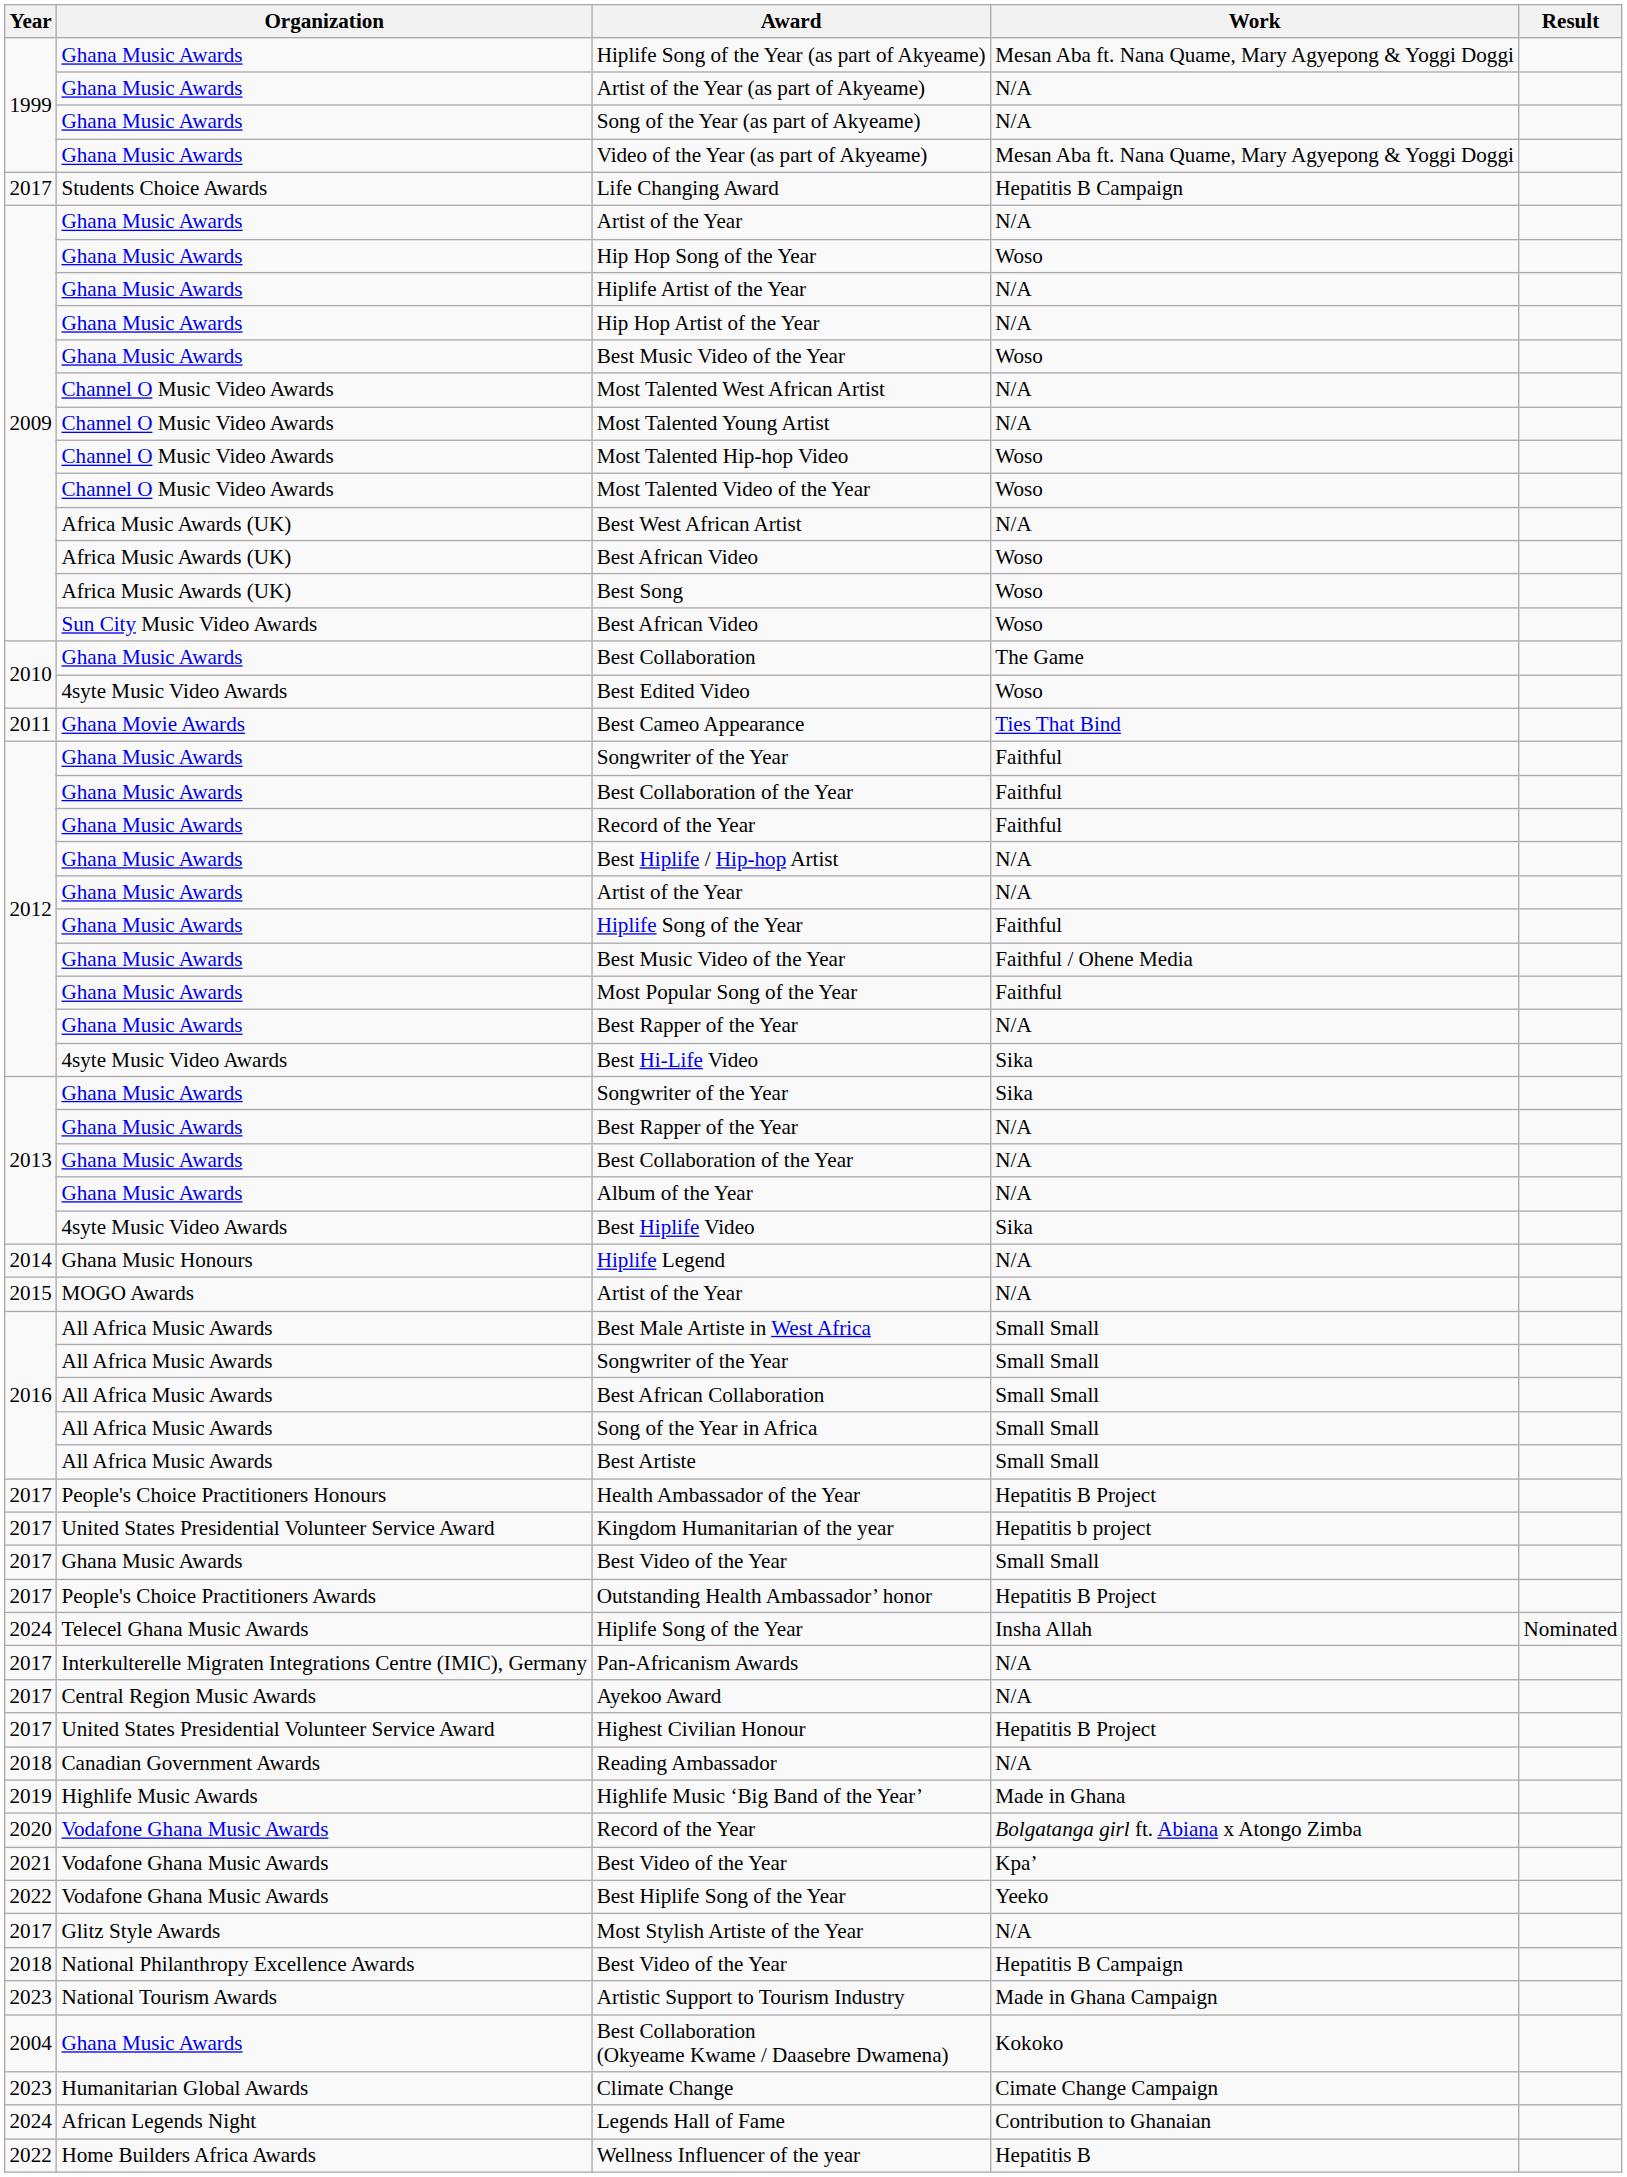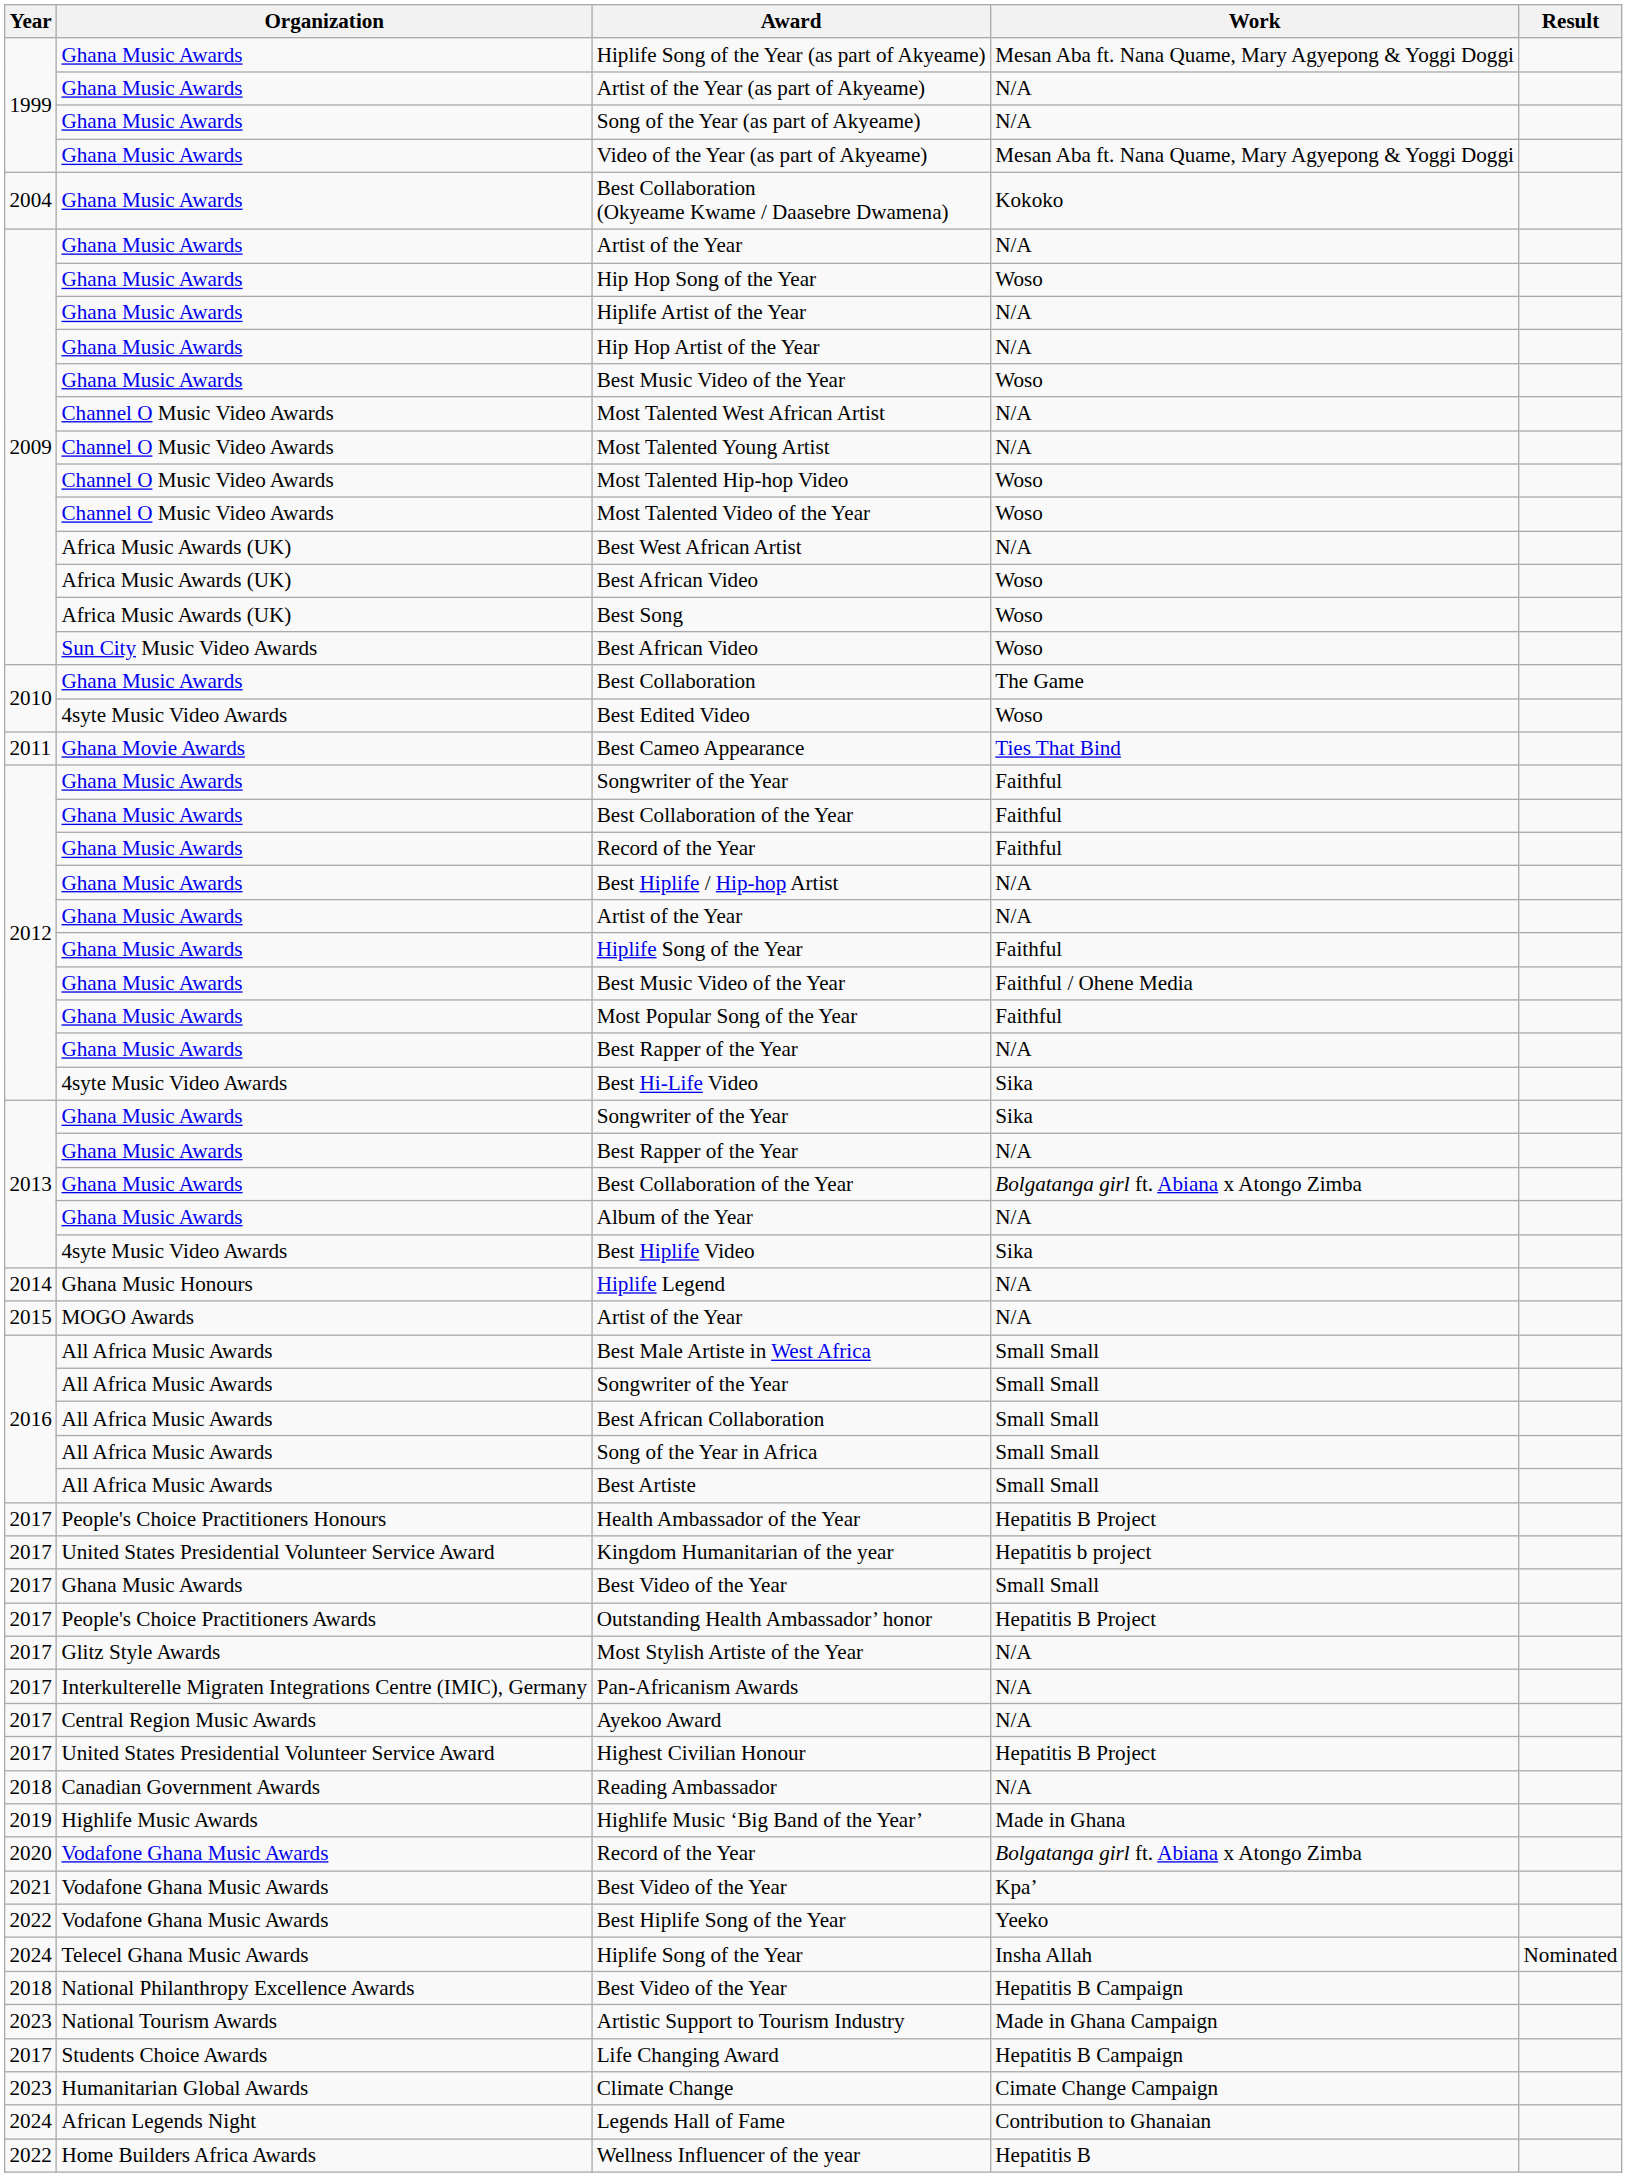rows swapped: (31, 2042) <-> (31, 188)
(1013, 1160) N/A -> (1179, 1183) Bolgatanga girl ft. Abiana x Atongo Zimba
rows swapped: (31, 1930) <-> (31, 1629)
